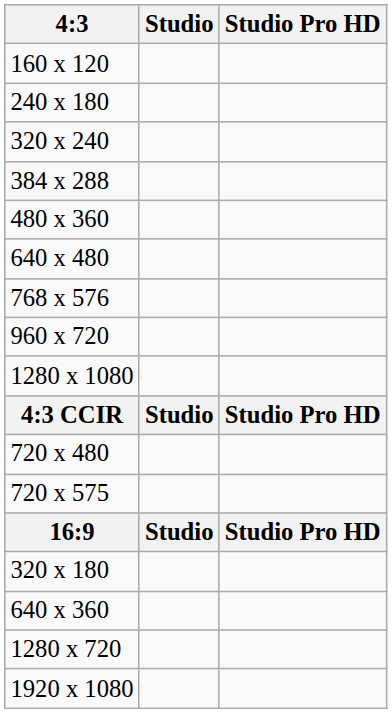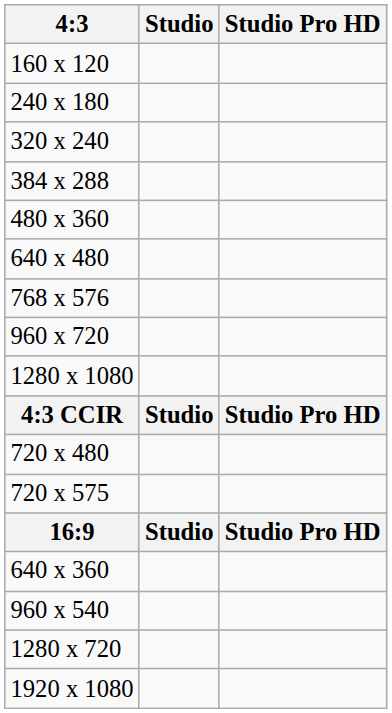- row: (60, 571)
+ row: (60, 610)
